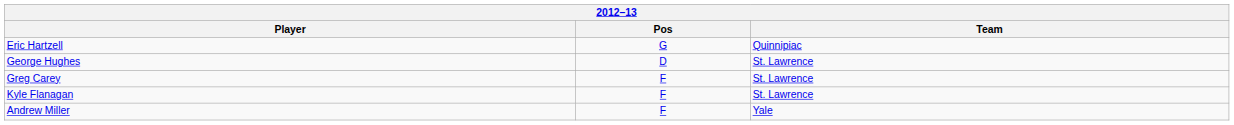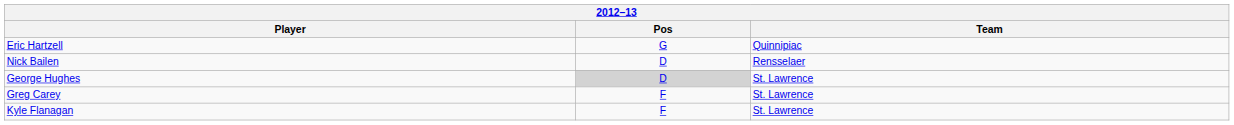+ row: (33, 62)
(663, 62) no background -> (663, 78) lightgrey background
- row: (38, 111)
